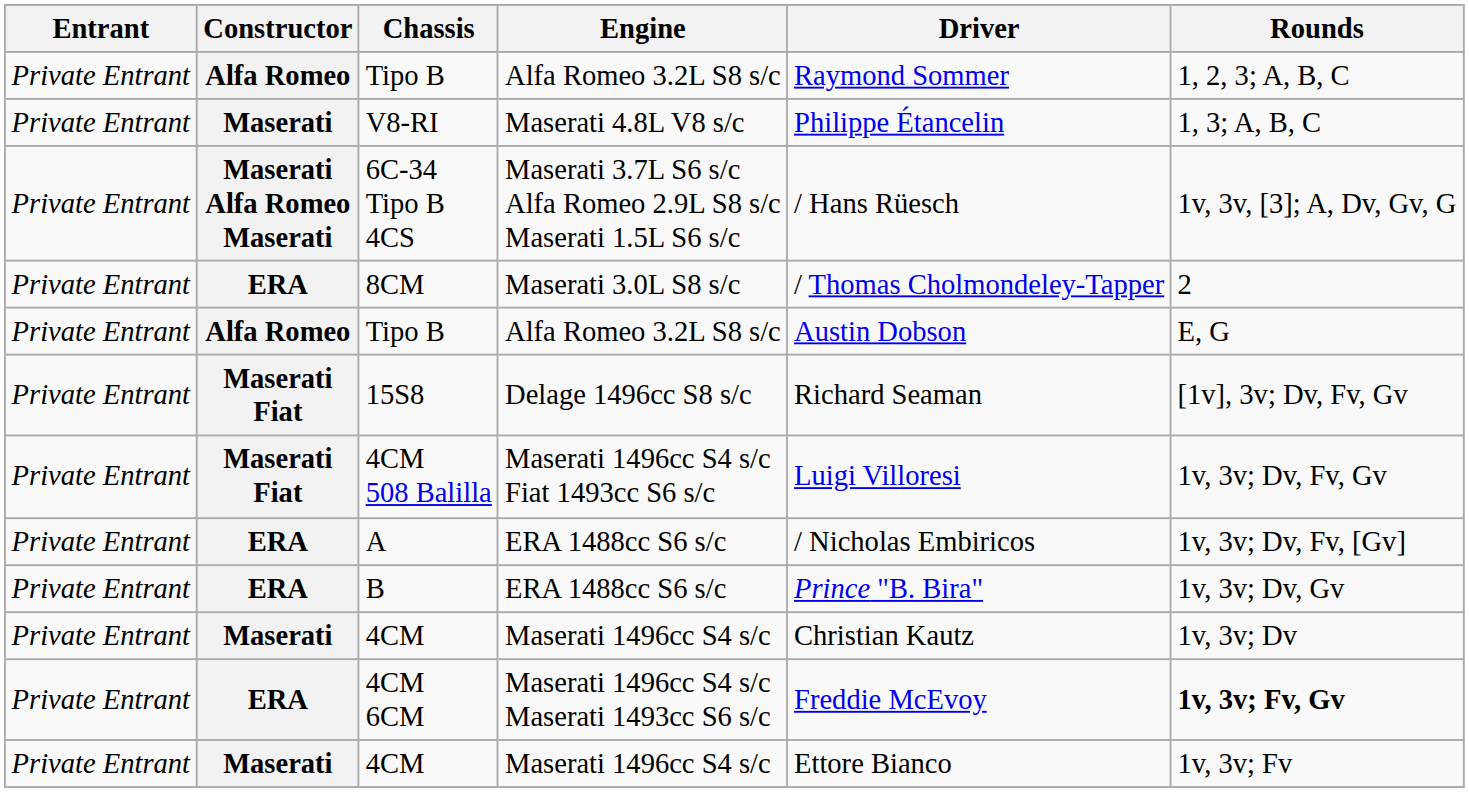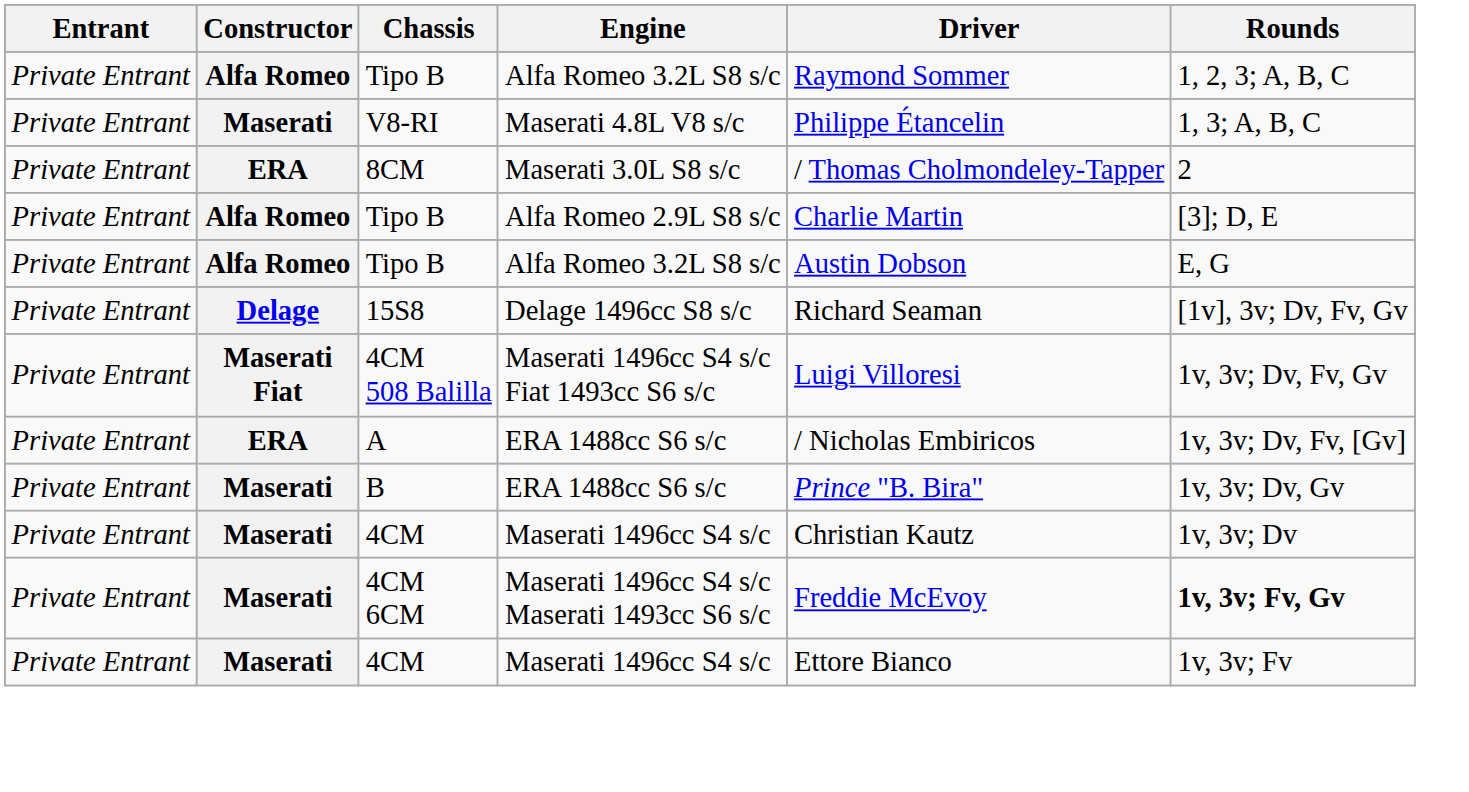- row: (405, 203)
+ row: (405, 216)
(278, 395) Maserati Fiat -> (278, 310) Delage
(278, 587) ERA -> (278, 486) Maserati
(278, 698) ERA -> (278, 597) Maserati
